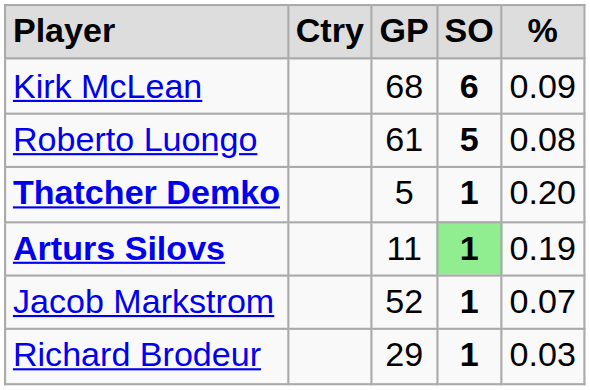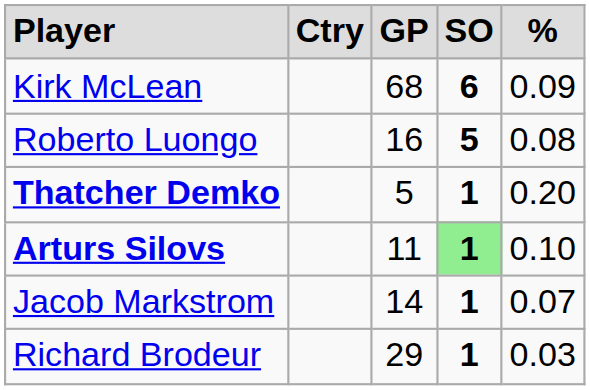(404, 139) 61 -> (404, 139) 16
(543, 247) 0.19 -> (543, 247) 0.10
(404, 301) 52 -> (404, 301) 14
